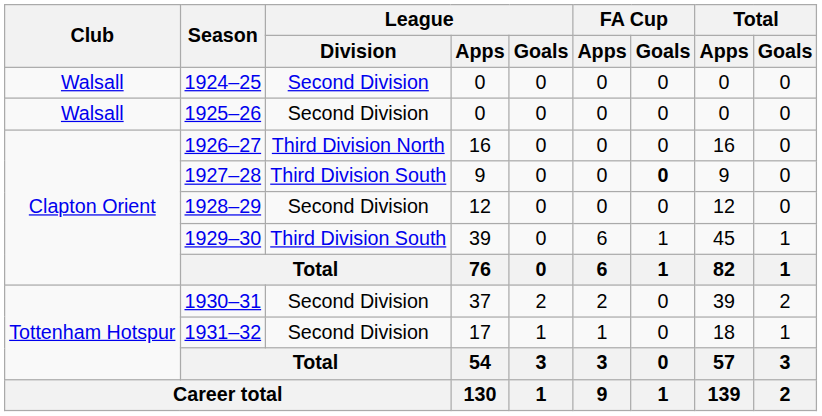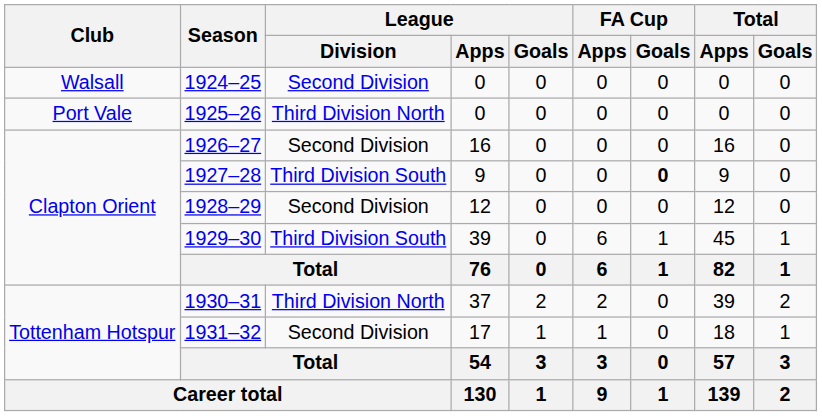(92, 113) Walsall -> (92, 113) Port Vale
(358, 113) Second Division -> (358, 113) Third Division North
(358, 144) Third Division North -> (358, 144) Second Division
(358, 301) Second Division -> (358, 301) Third Division North
